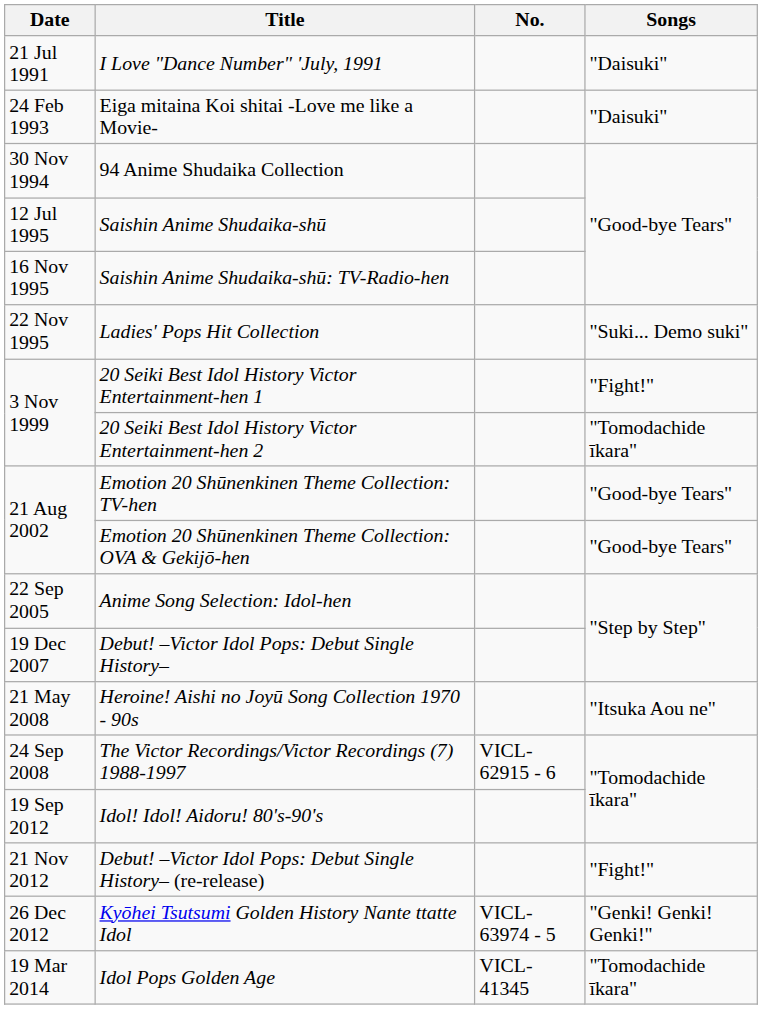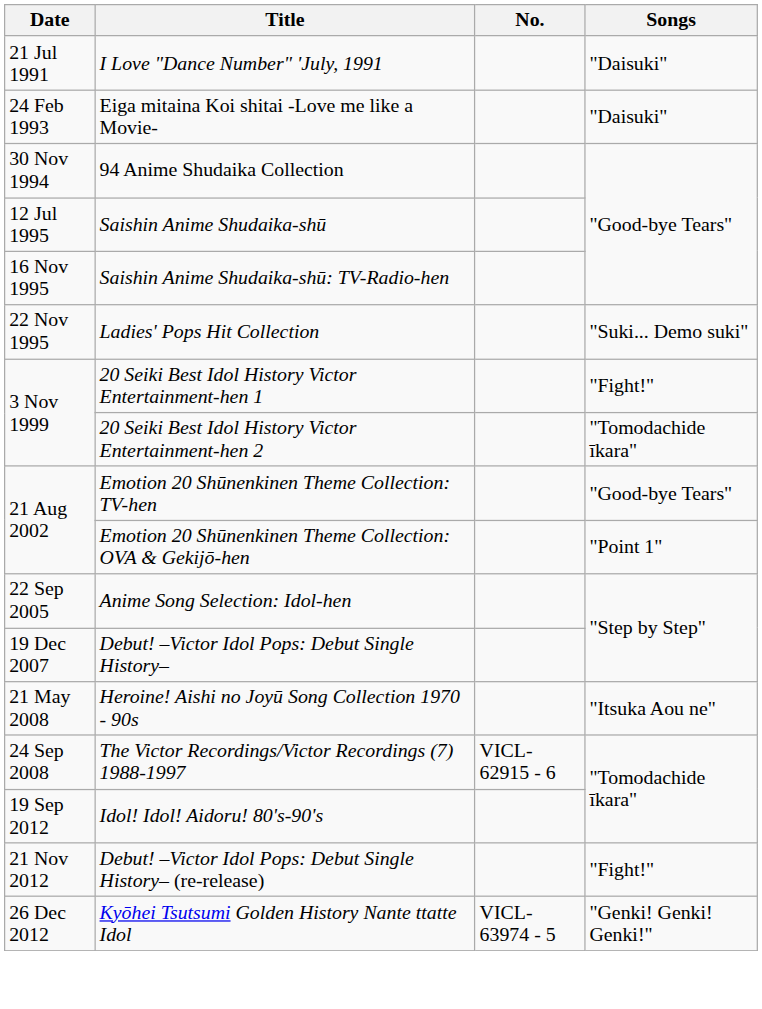(661, 546) "Good-bye Tears" -> (626, 546) "Point 1"
- row: (187, 977)
